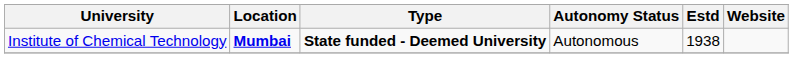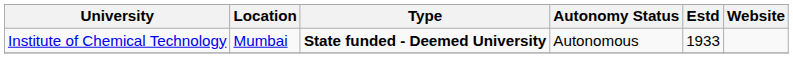(262, 40) bold -> (261, 40) normal
(703, 40) 1938 -> (703, 40) 1933
